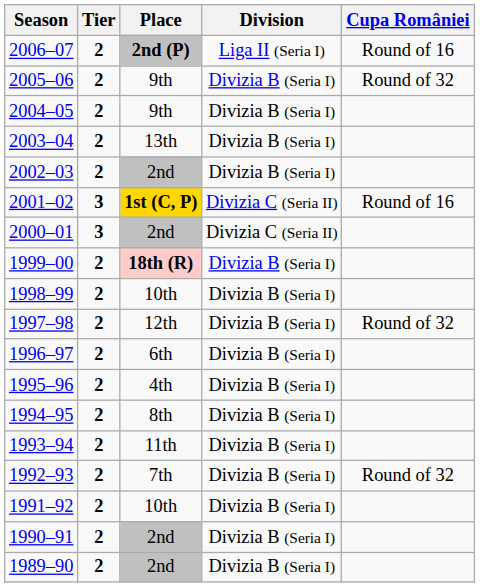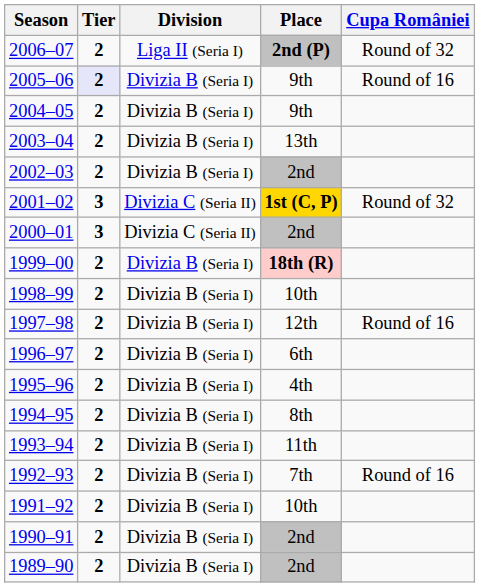columns swapped: (272, 20) <-> (161, 20)
(408, 50) Round of 16 -> (408, 50) Round of 32
(99, 80) no background -> (99, 80) lavender background
(408, 80) Round of 32 -> (408, 80) Round of 16
(408, 202) Round of 16 -> (408, 202) Round of 32
(408, 324) Round of 32 -> (408, 324) Round of 16
(408, 476) Round of 32 -> (408, 476) Round of 16
